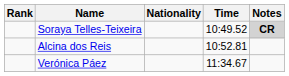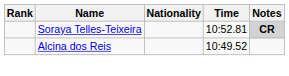(227, 30) 10:49.52 -> (227, 30) 10:52.81
(227, 47) 10:52.81 -> (227, 47) 10:49.52
- row: (72, 63)
